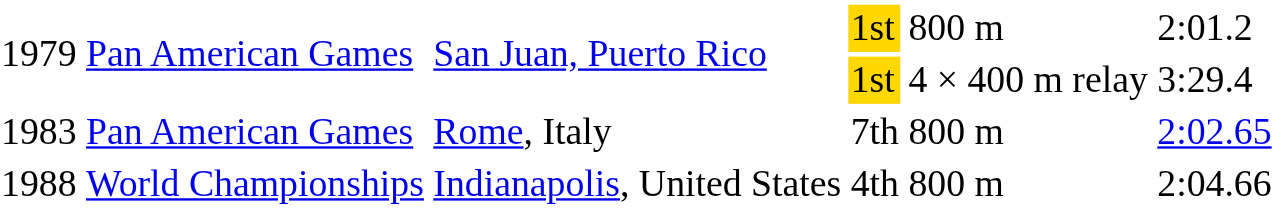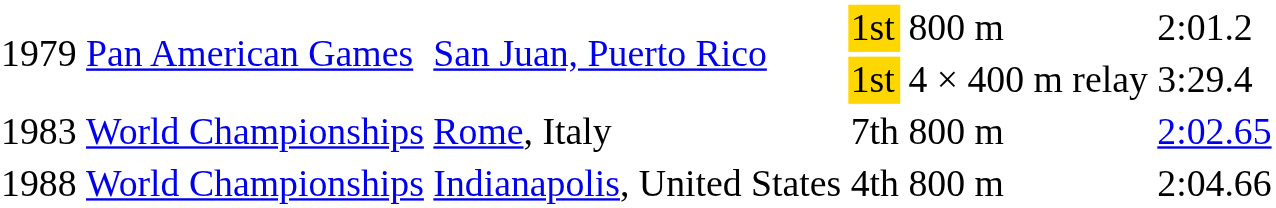(250, 131) Pan American Games -> (255, 131) World Championships
